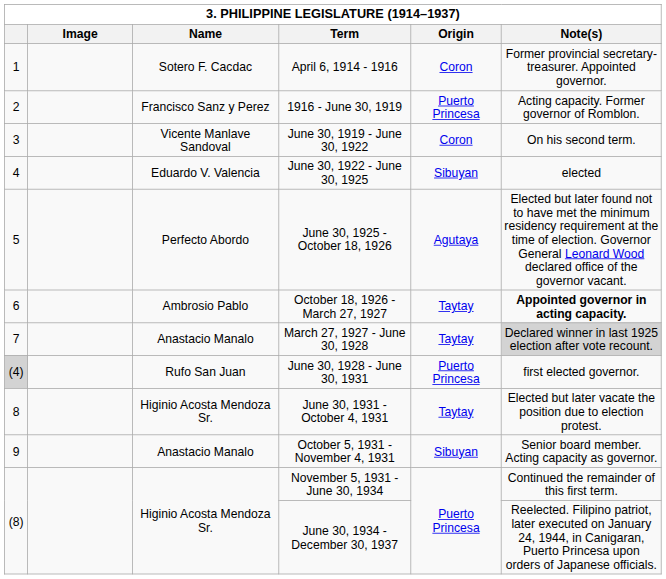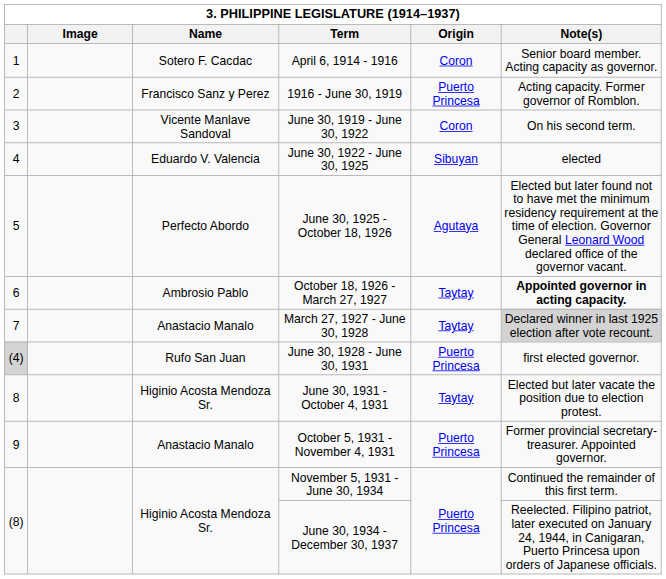(581, 67) Former provincial secretary-treasurer. Appointed governor. -> (581, 61) Senior board member. Acting capacity as governor.
(456, 451) Sibuyan -> (456, 445) Puerto Princesa
(581, 451) Senior board member. Acting capacity as governor. -> (581, 445) Former provincial secretary-treasurer. Appointed governor.
